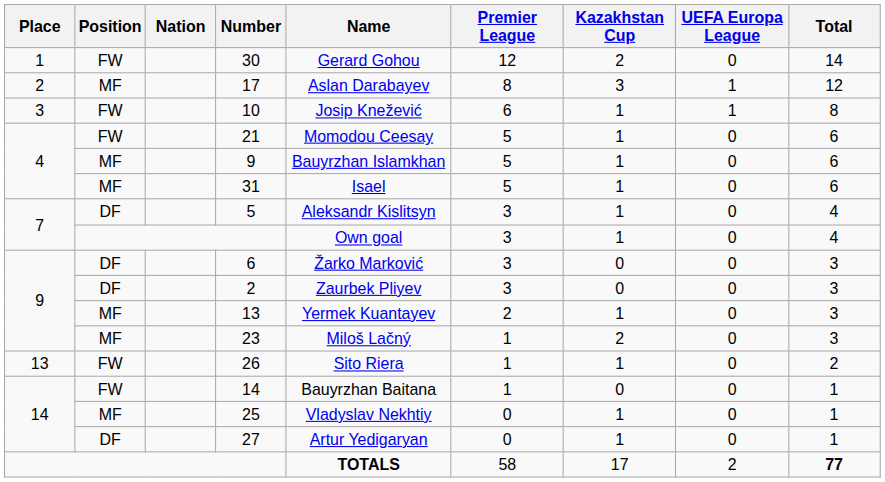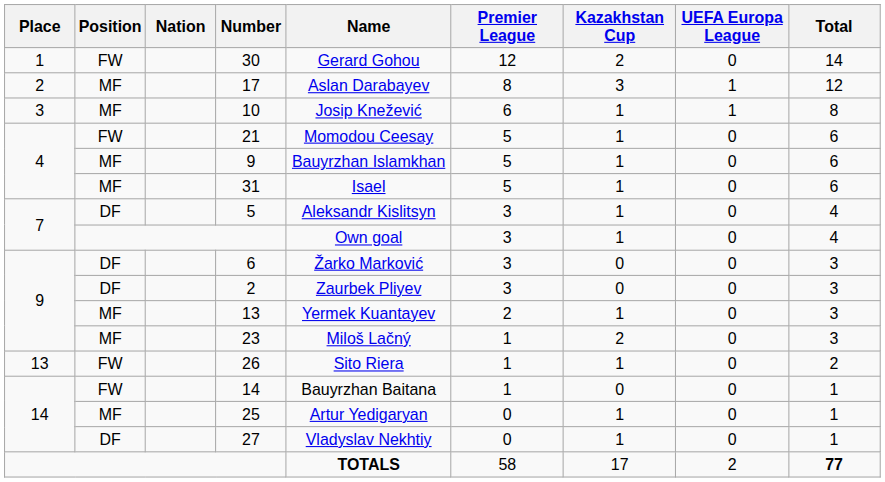(110, 111) FW -> (110, 111) MF
(369, 414) Vladyslav Nekhtiy -> (369, 414) Artur Yedigaryan
(369, 439) Artur Yedigaryan -> (369, 439) Vladyslav Nekhtiy
